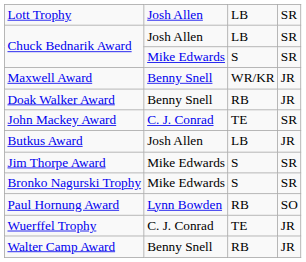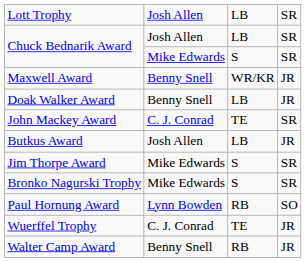(240, 99) RB -> (240, 99) LB
